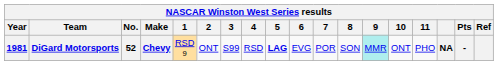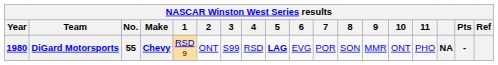(17, 48) 1981 -> (17, 48) 1980
(131, 48) 52 -> (131, 48) 55
(376, 48) paleturquoise background -> (376, 48) no background
